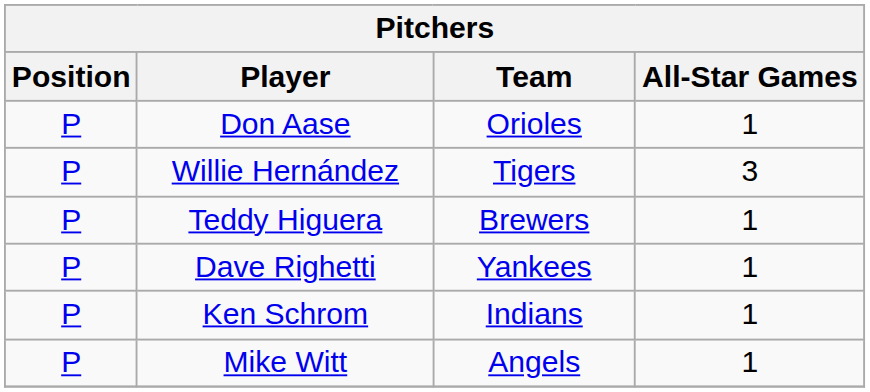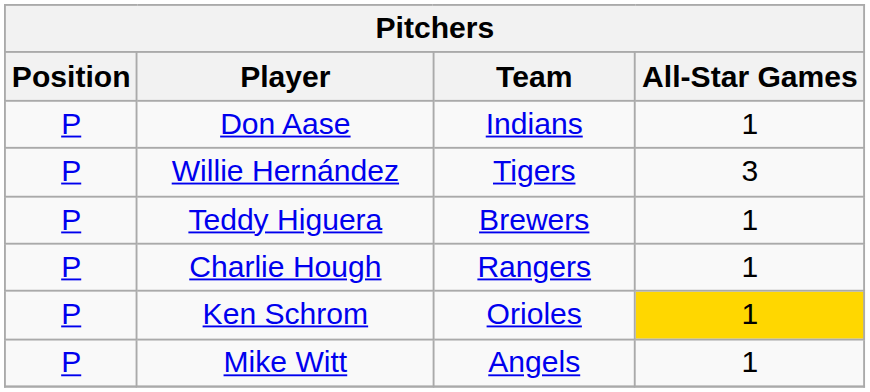(534, 123) Orioles -> (534, 123) Indians
+ row: (285, 266)
- row: (285, 266)
(534, 314) Indians -> (534, 314) Orioles
(750, 314) no background -> (750, 314) gold background
